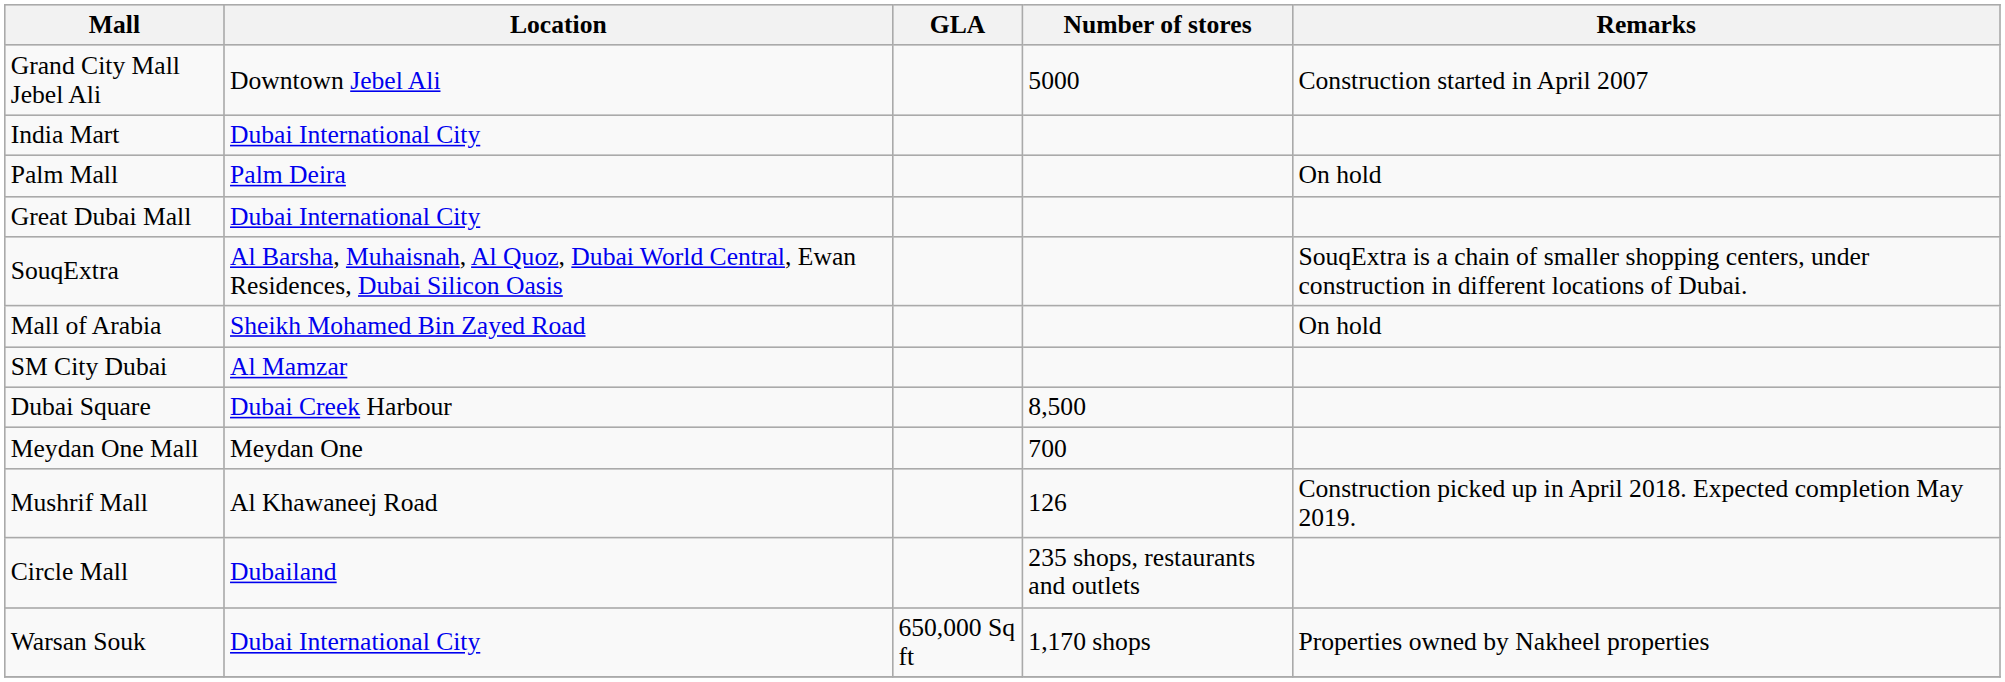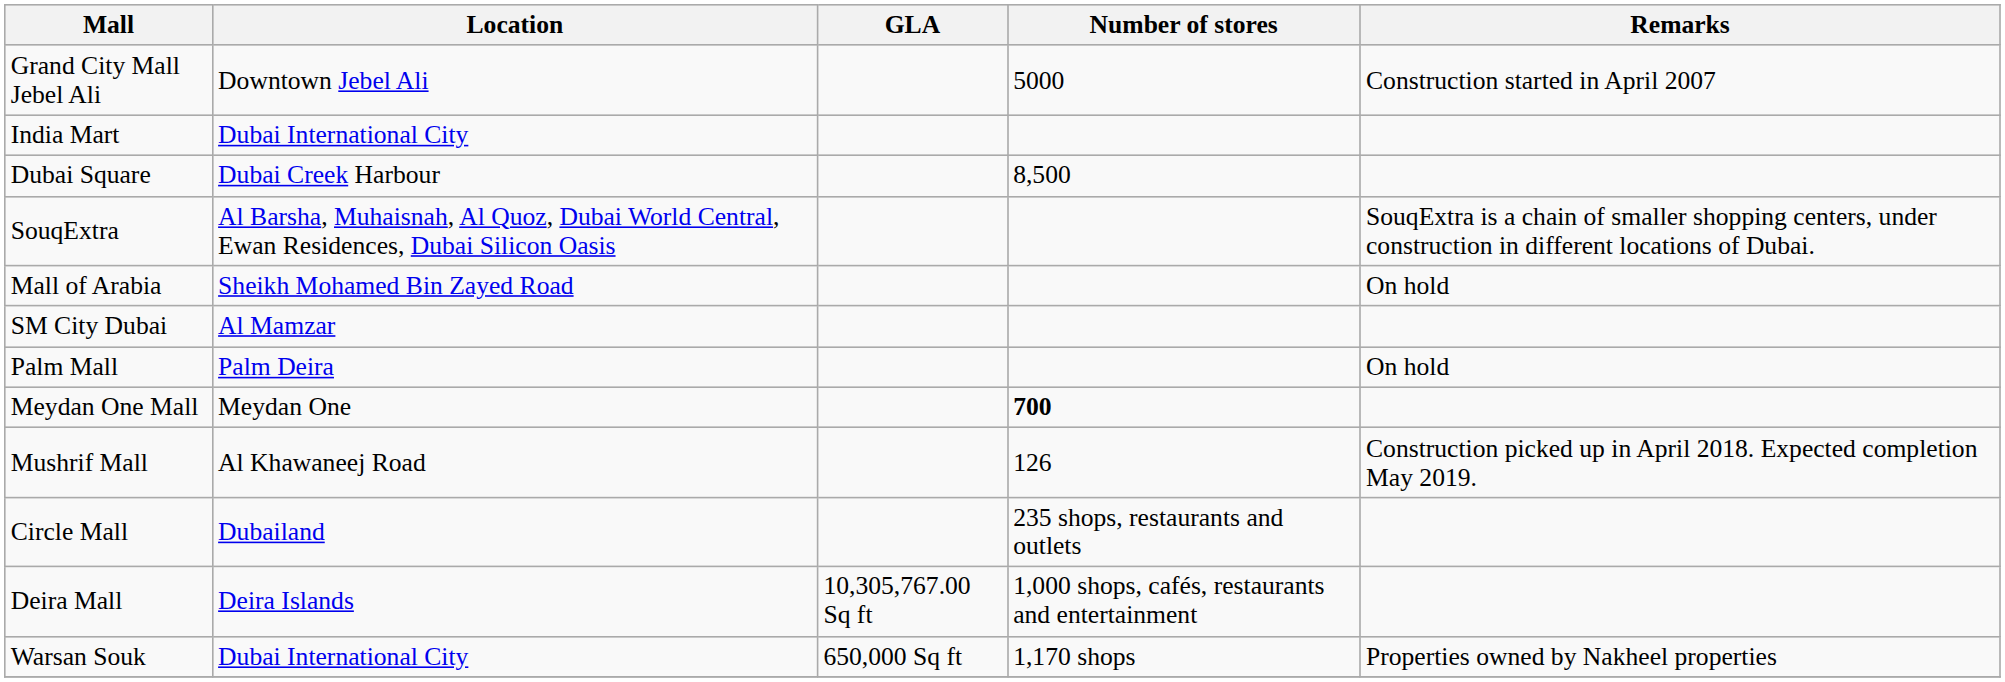rows swapped: (64, 175) <-> (81, 407)
- row: (101, 216)
(1048, 447) normal -> (1032, 407) bold
+ row: (67, 601)
